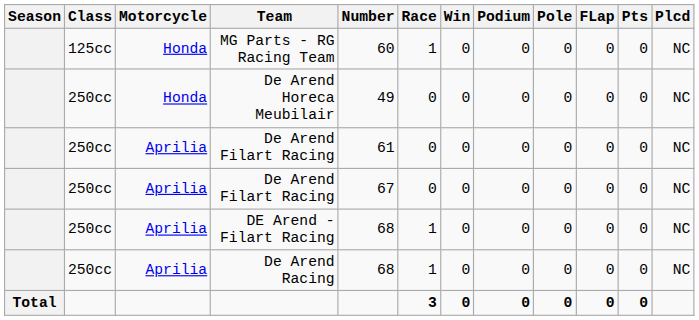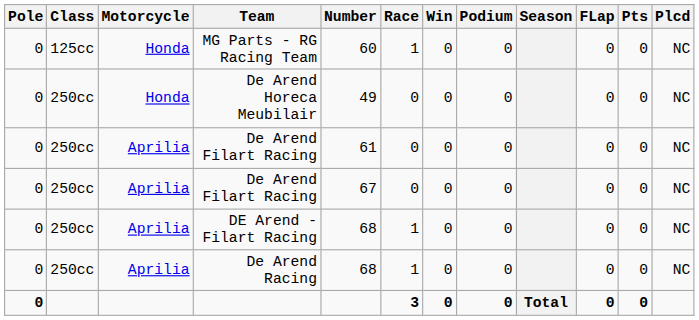columns swapped: (35, 17) <-> (555, 17)
